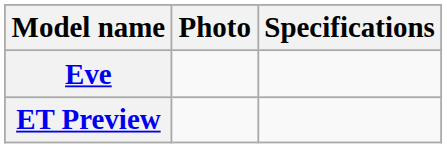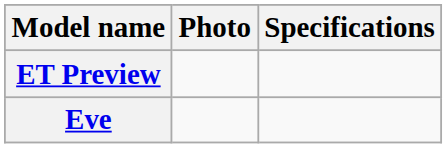rows swapped: (88, 73) <-> (88, 119)
